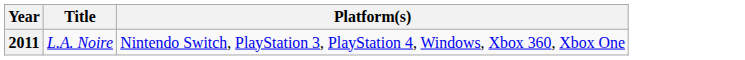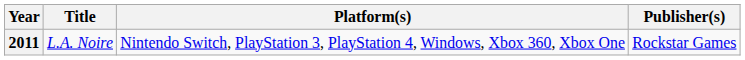+ column: (684, 17)
